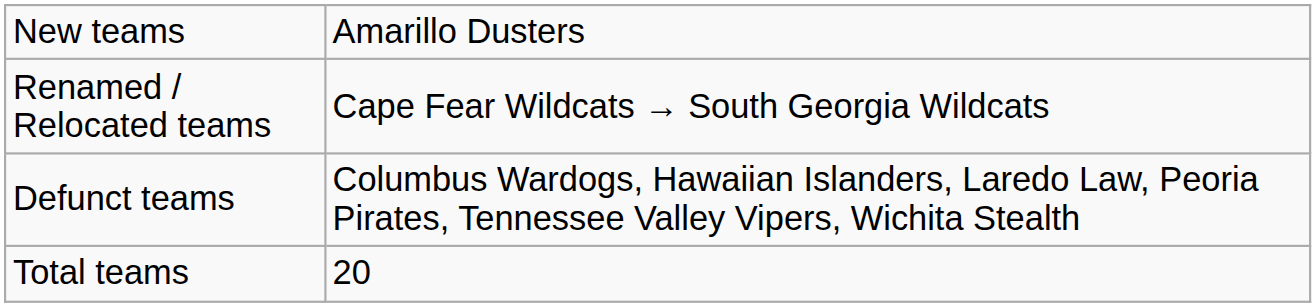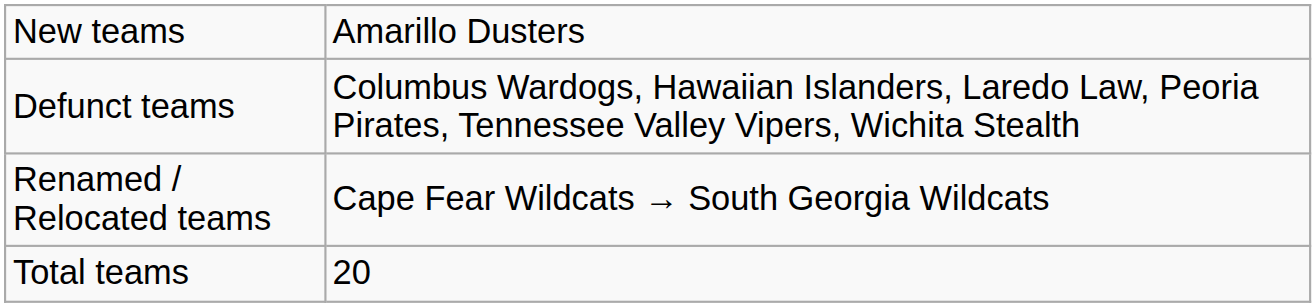rows swapped: (142, 105) <-> (124, 198)
